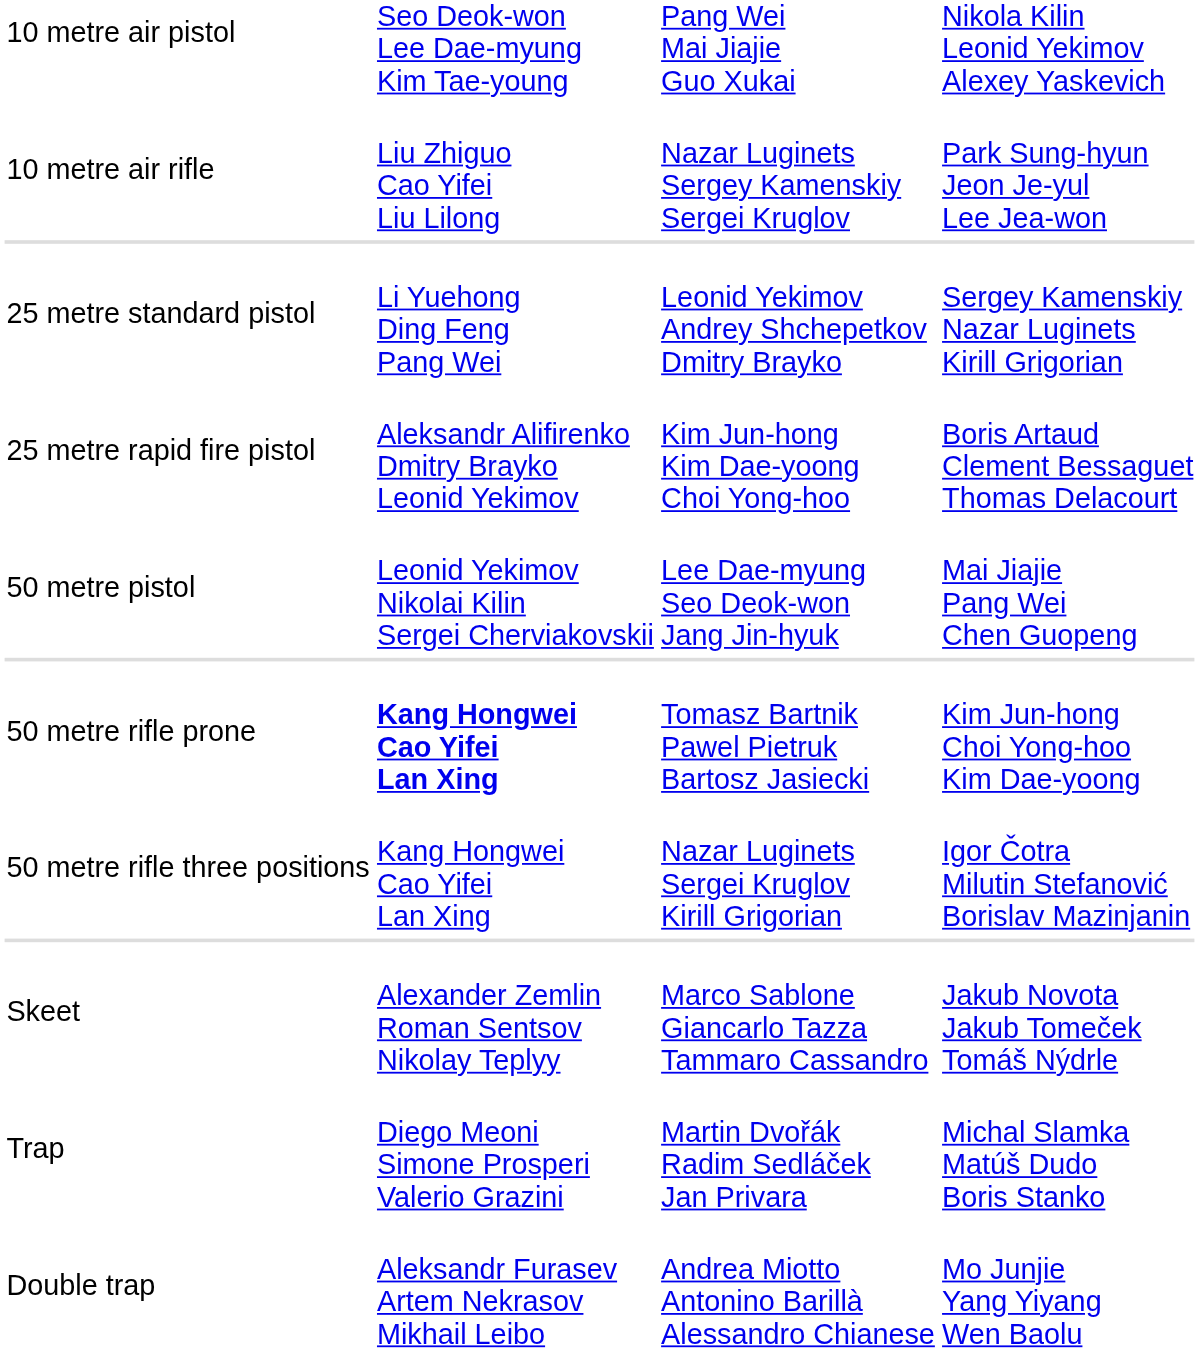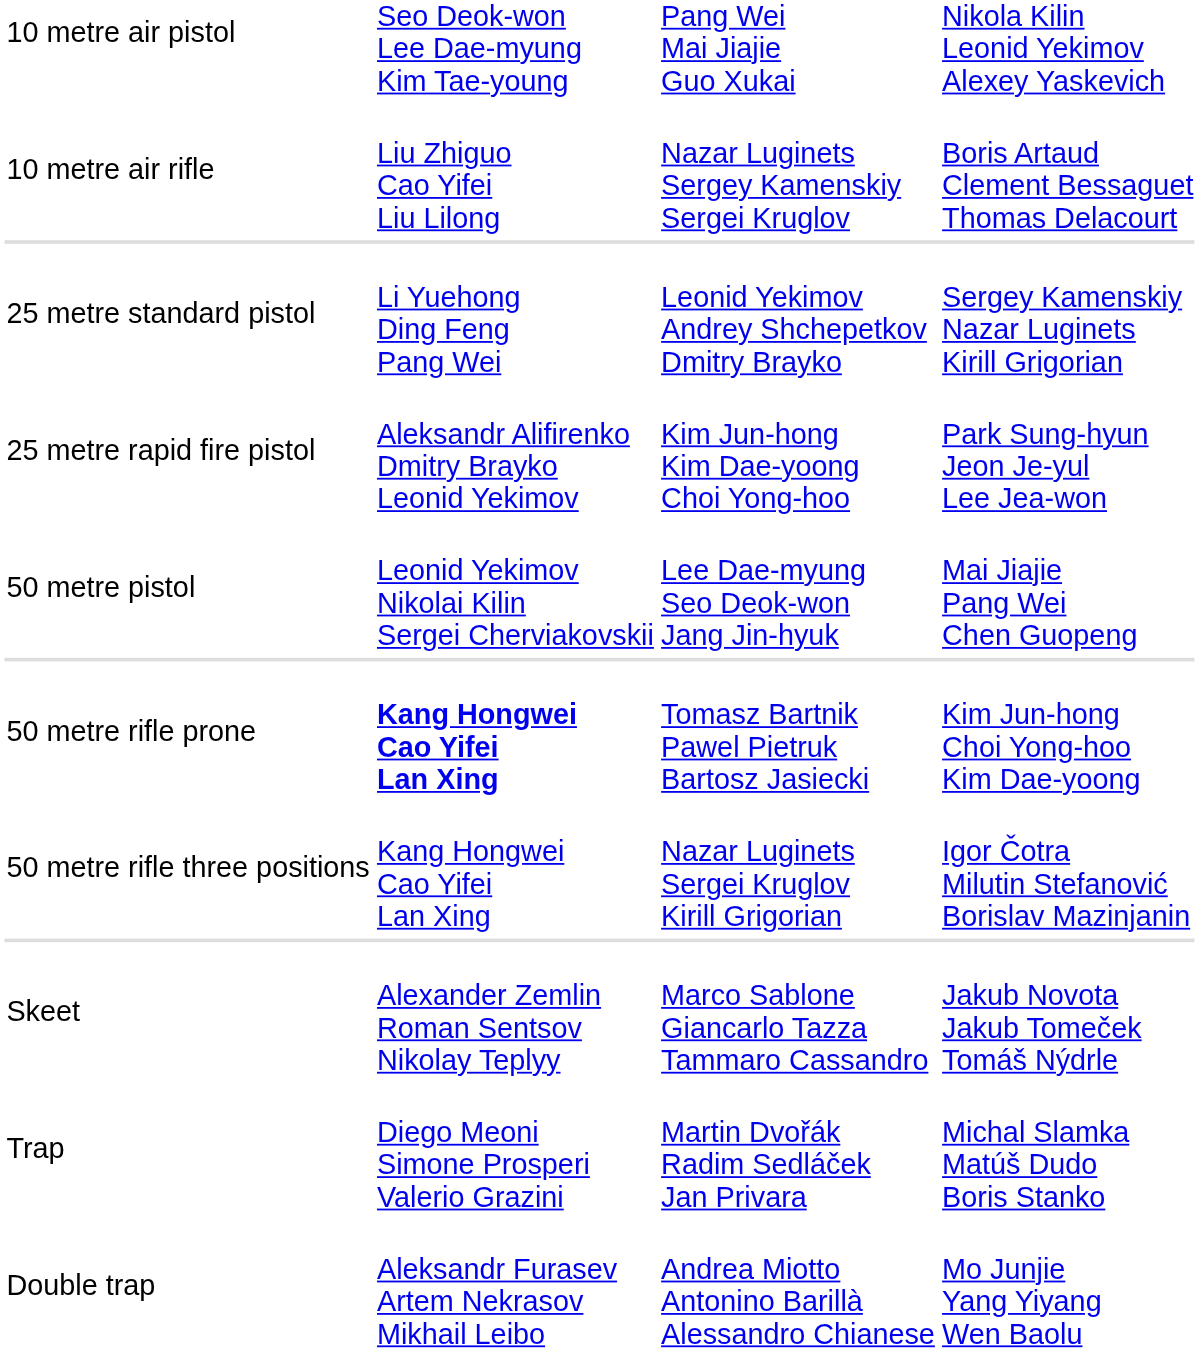(1045, 185) Park Sung-hyun Jeon Je-yul Lee Jea-won -> (1068, 185) Boris Artaud Clement Bessaguet Thomas Delacourt
(1068, 466) Boris Artaud Clement Bessaguet Thomas Delacourt -> (1045, 466) Park Sung-hyun Jeon Je-yul Lee Jea-won
